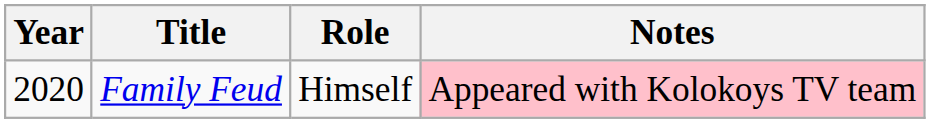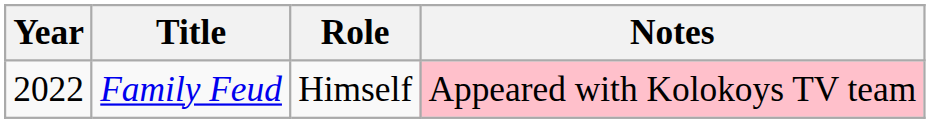(49, 88) 2020 -> (49, 88) 2022
